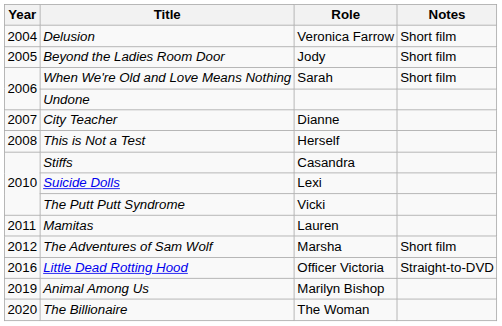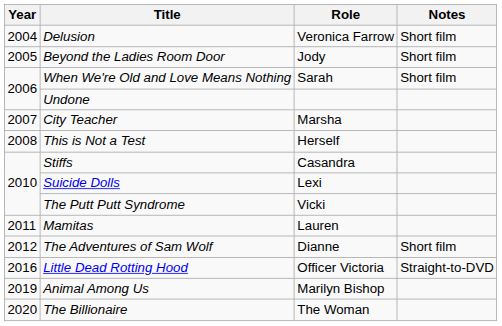(318, 120) Dianne -> (320, 120) Marsha
(320, 246) Marsha -> (318, 246) Dianne
